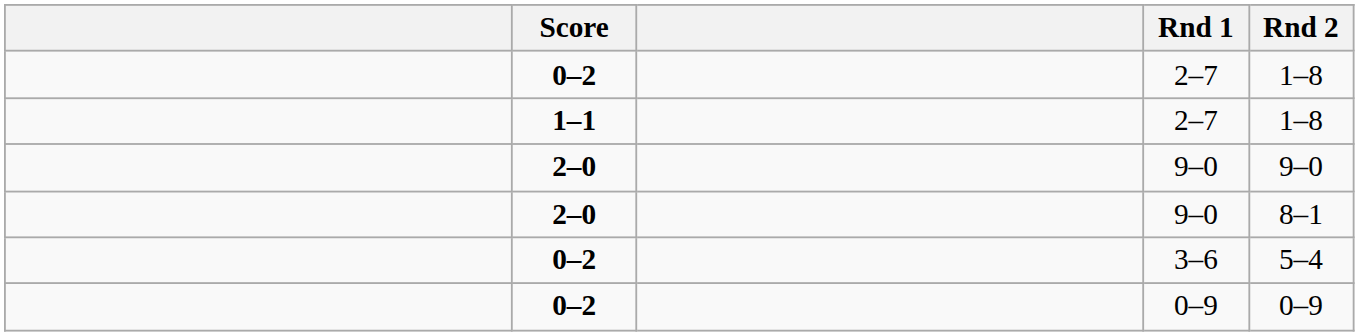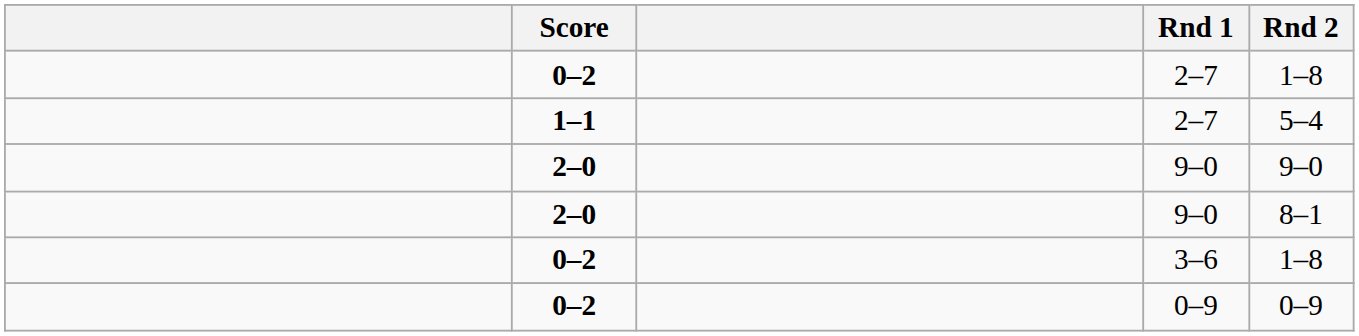(1301, 120) 1–8 -> (1301, 120) 5–4
(1301, 259) 5–4 -> (1301, 259) 1–8
